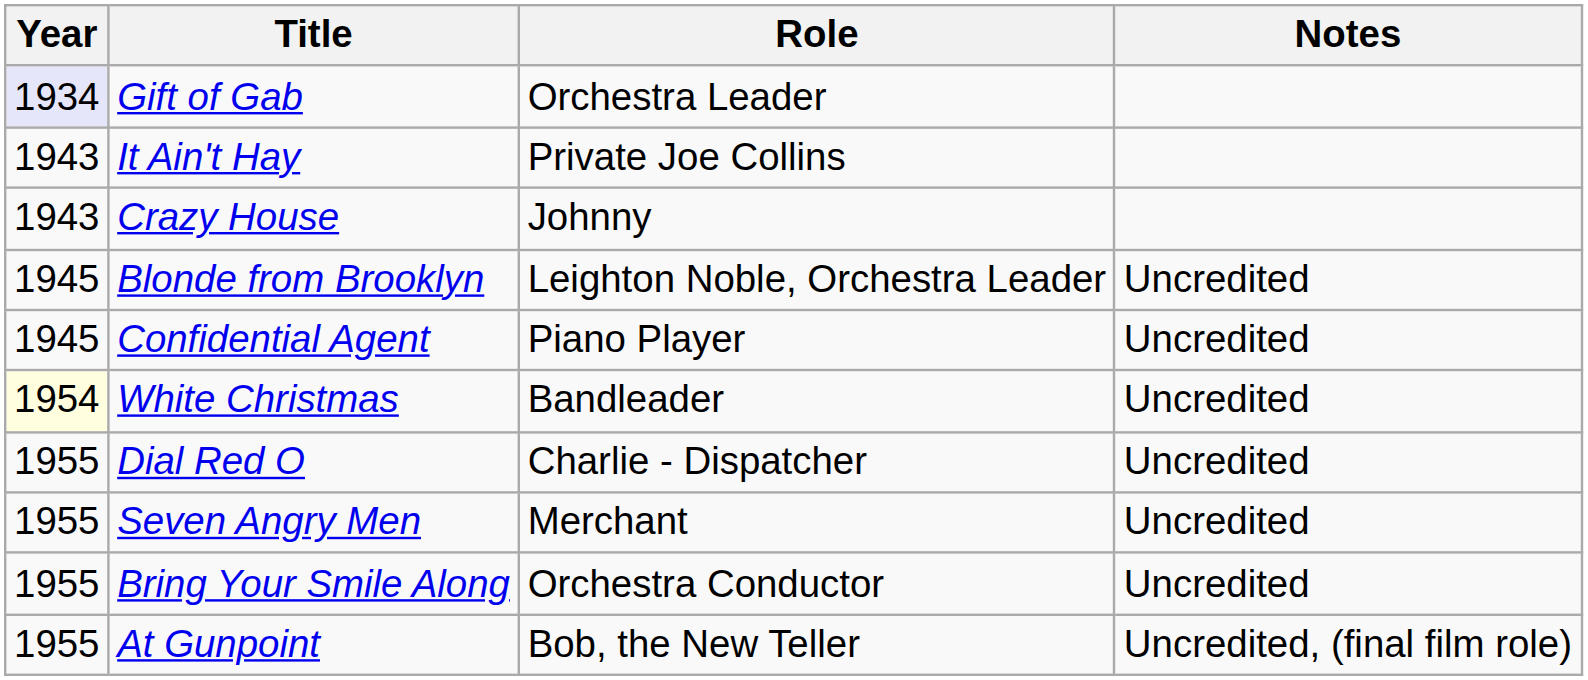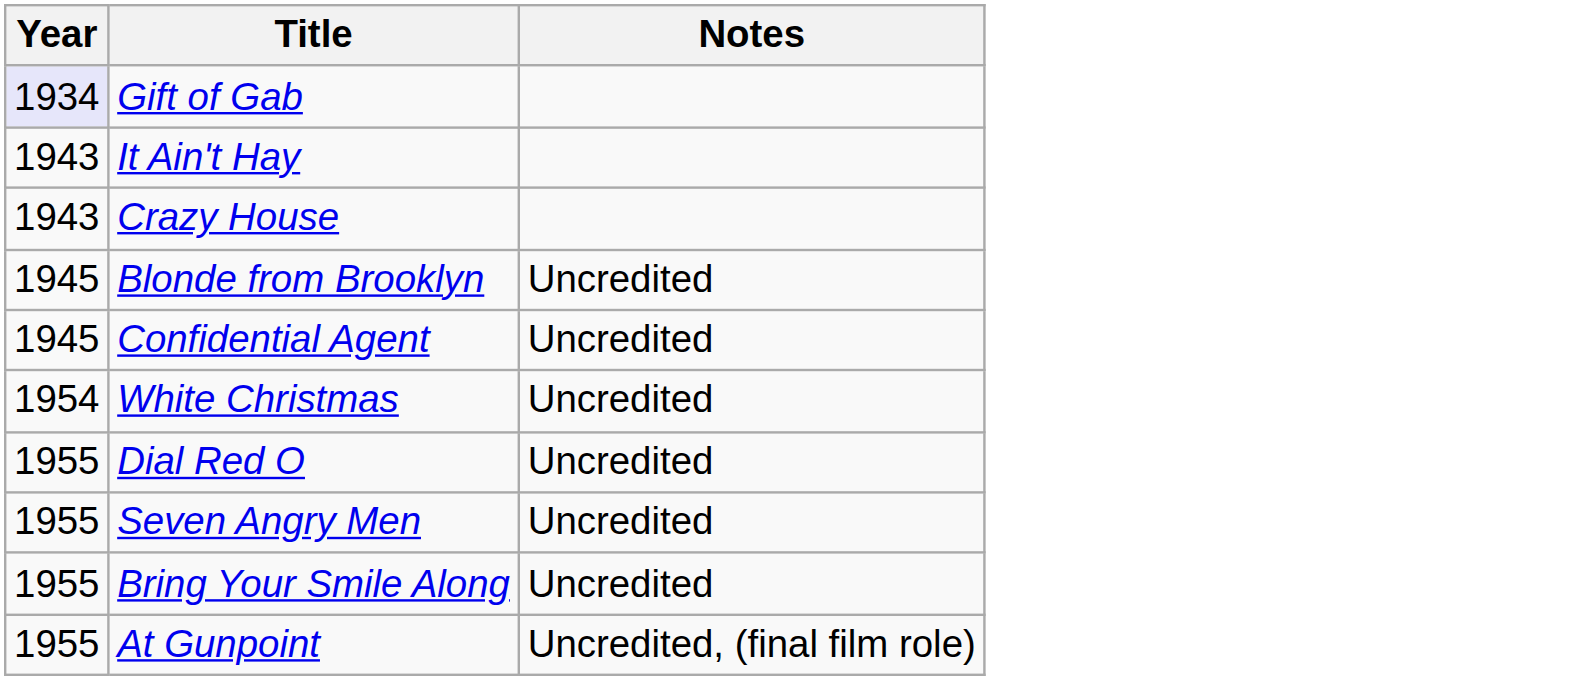- column: (817, 34)
(57, 400) lightyellow background -> (57, 400) no background
